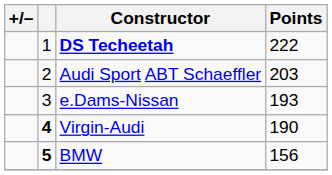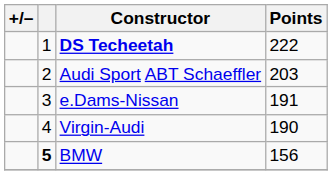(284, 100) 193 -> (284, 100) 191
(47, 128) bold -> (47, 128) normal
